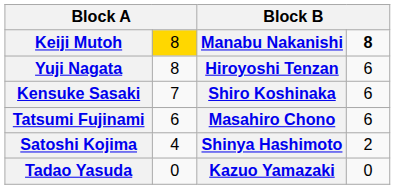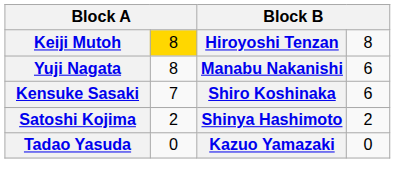(272, 42) Manabu Nakanishi -> (272, 42) Hiroyoshi Tenzan
(368, 42) bold -> (368, 42) normal
(272, 68) Hiroyoshi Tenzan -> (272, 68) Manabu Nakanishi
- row: (79, 119)
(175, 145) 4 -> (174, 119) 2
